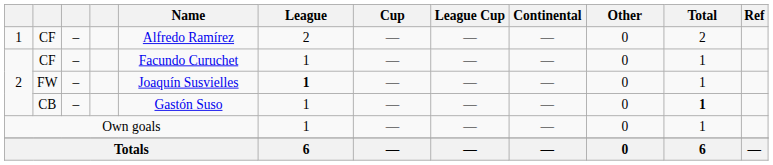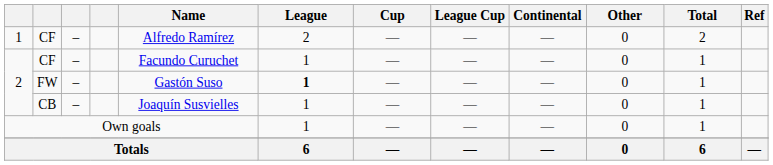(188, 82) Joaquín Susvielles -> (188, 82) Gastón Suso
(188, 105) Gastón Suso -> (188, 105) Joaquín Susvielles
(702, 105) bold -> (702, 105) normal
